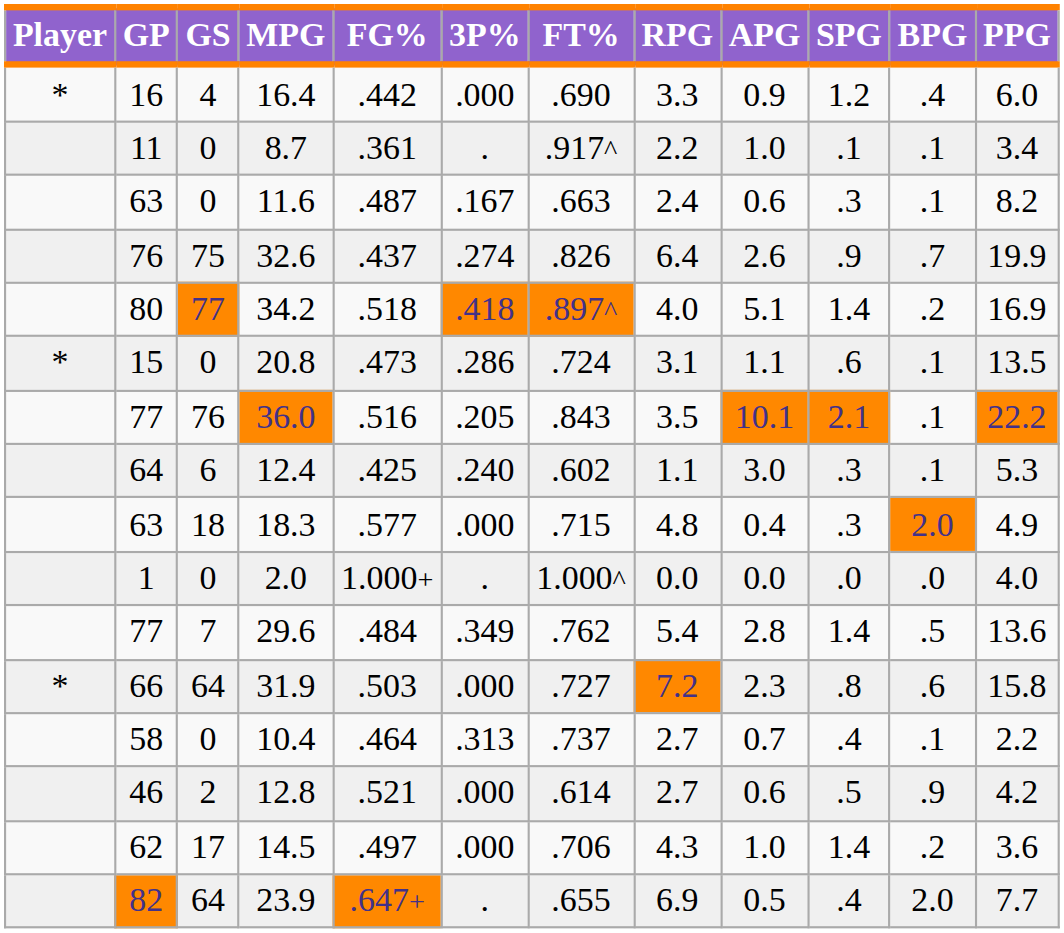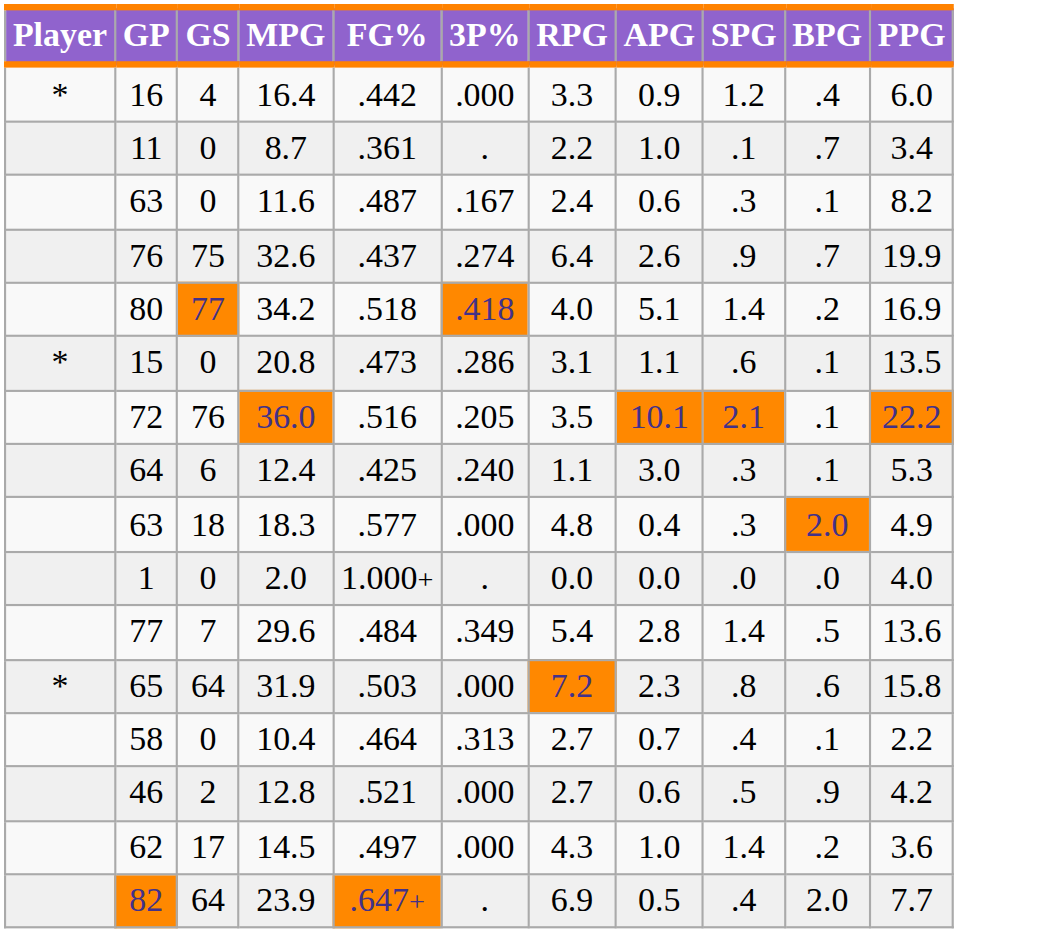- column: (581, 35)
(932, 147) .1 -> (827, 147) .7
(146, 416) 77 -> (146, 416) 72
(146, 685) 66 -> (146, 685) 65
